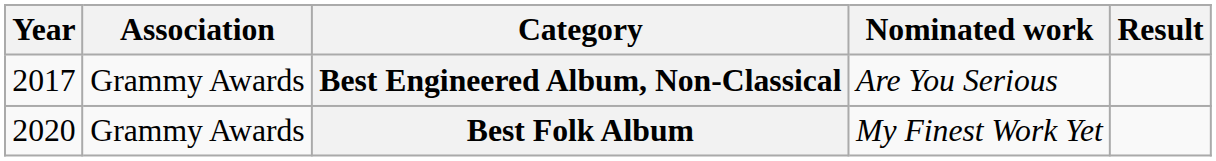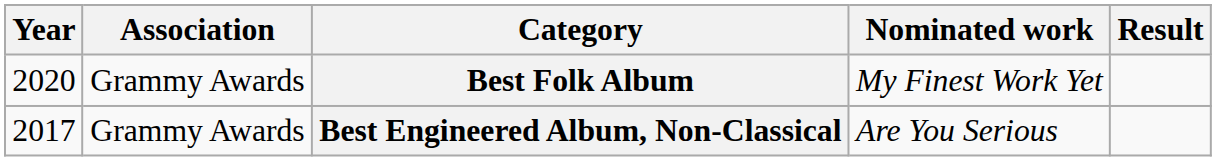rows swapped: (580, 79) <-> (580, 130)
